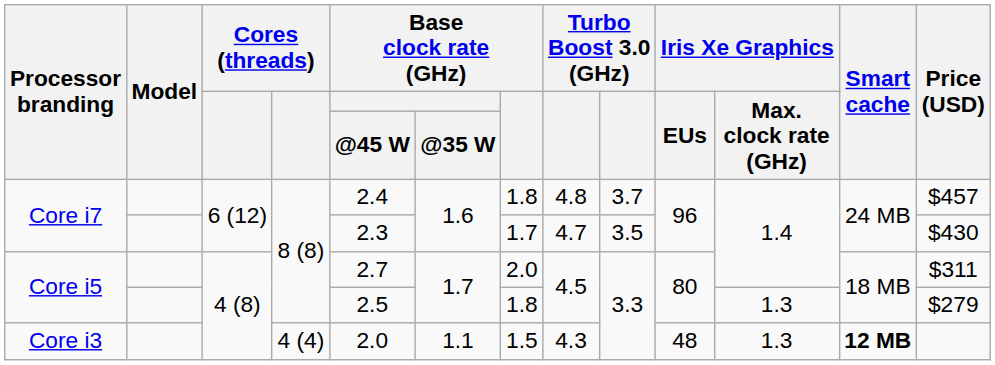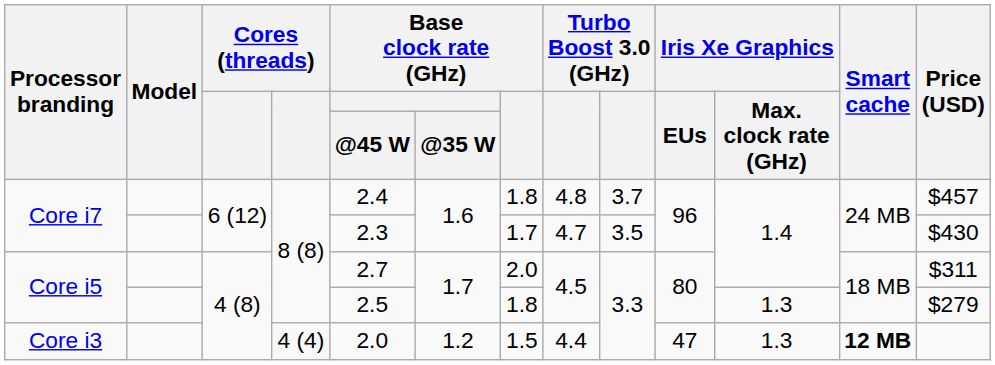(458, 340) 1.1 -> (458, 340) 1.2
(571, 340) 4.3 -> (571, 340) 4.4
(685, 340) 48 -> (685, 340) 47
